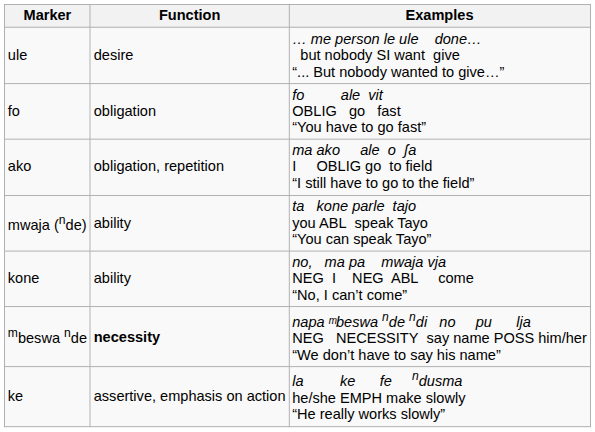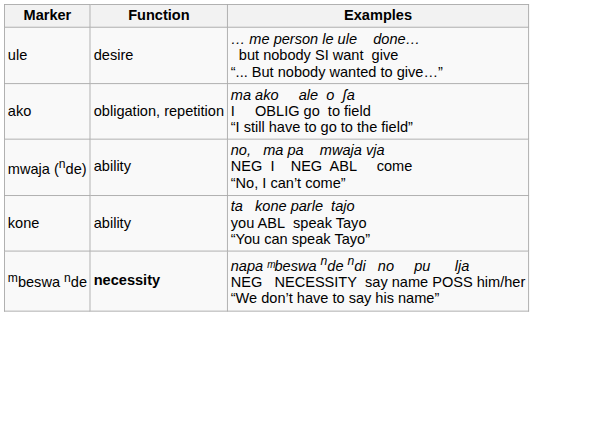- row: (14, 111)
(362, 223) ta kone parle tajo you ABL speak Tayo “You can speak Tayo” -> (322, 167) no, ma pa mwaja vja NEG I NEG ABL come “No, I can’t come”
(383, 278) no, ma pa mwaja vja NEG I NEG ABL come “No, I can’t come” -> (300, 223) ta kone parle tajo you ABL speak Tayo “You can speak Tayo”
- row: (16, 396)
